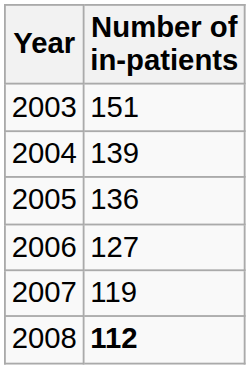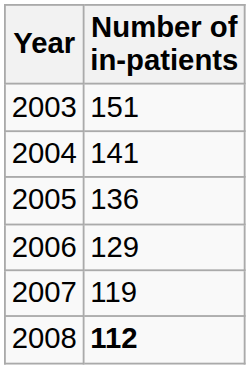(115, 153) 139 -> (115, 153) 141
(115, 246) 127 -> (115, 246) 129
